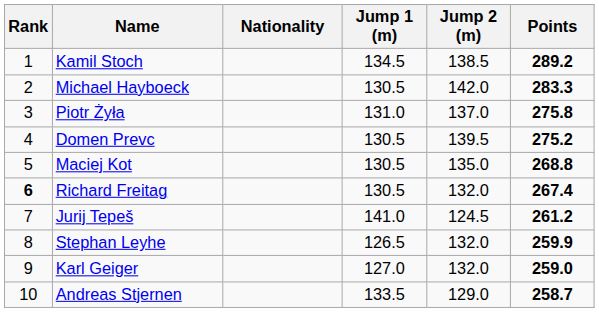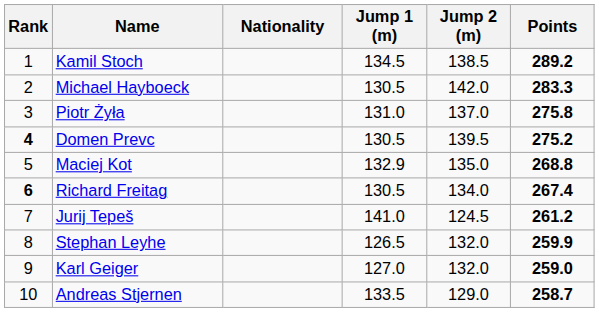(28, 139) normal -> (28, 139) bold
(384, 165) 130.5 -> (384, 165) 132.9
(468, 191) 132.0 -> (468, 191) 134.0
